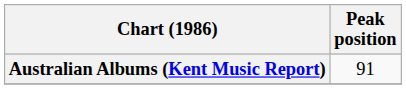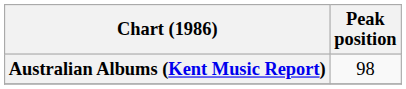(365, 68) 91 -> (365, 68) 98
